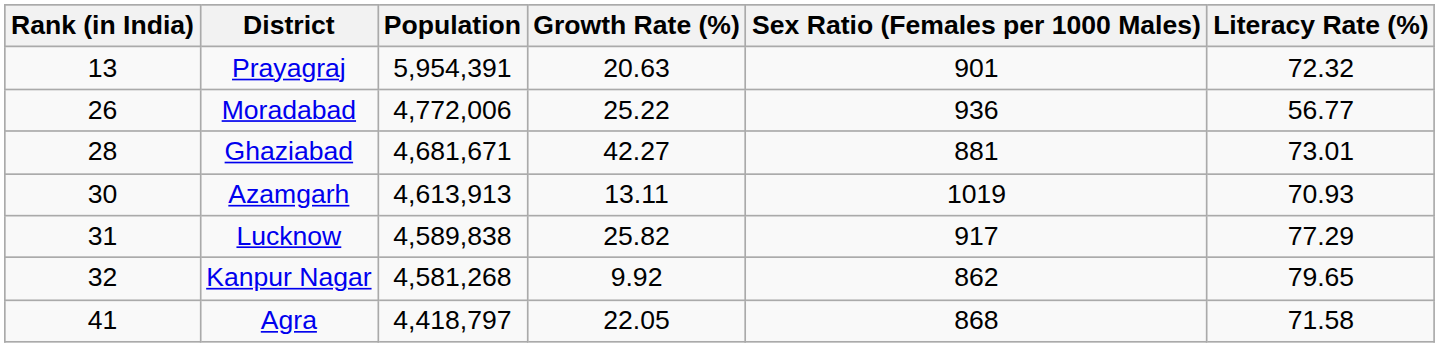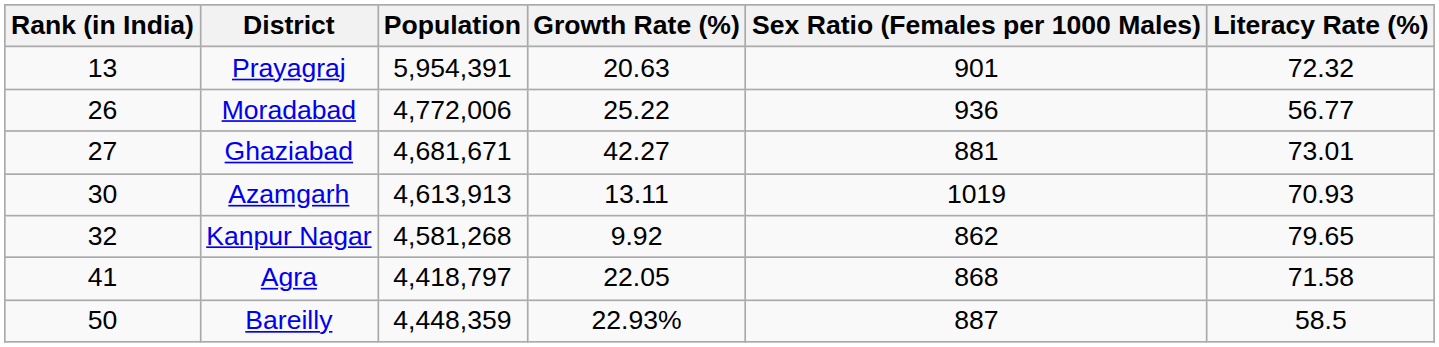(102, 151) 28 -> (102, 151) 27
- row: (289, 236)
+ row: (289, 320)
